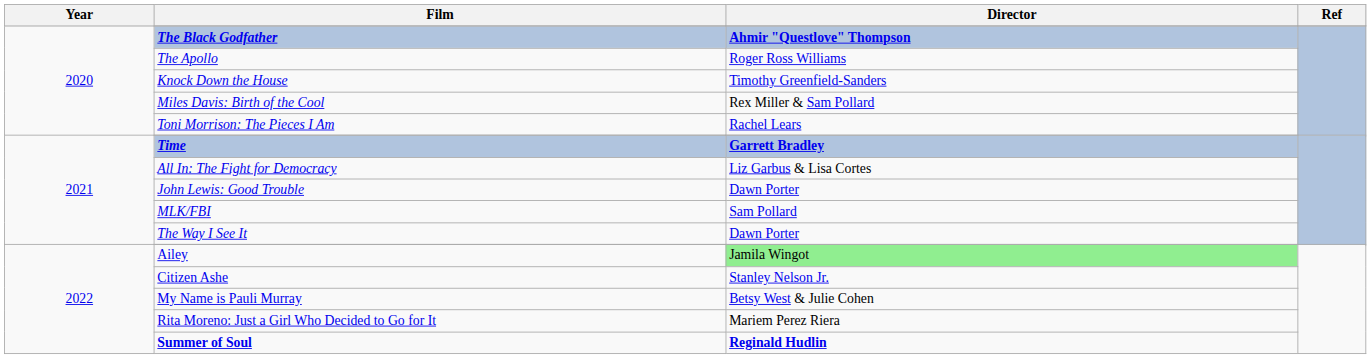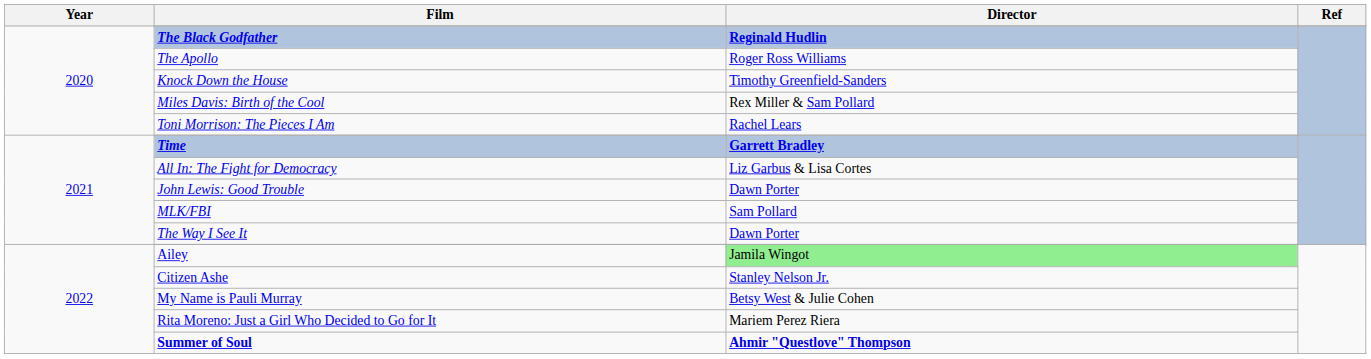(820, 37) Ahmir "Questlove" Thompson -> (778, 37) Reginald Hudlin
(778, 342) Reginald Hudlin -> (820, 342) Ahmir "Questlove" Thompson
